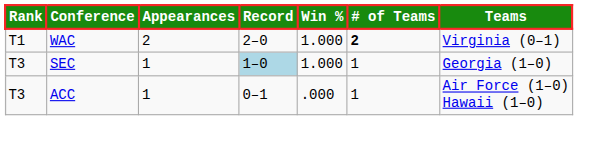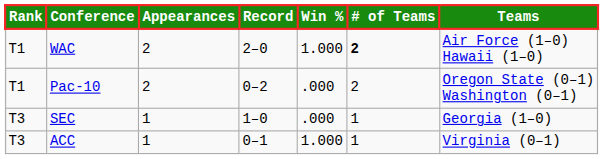(502, 41) Virginia (0–1) -> (506, 49) Air Force (1–0) Hawaii (1–0)
+ row: (75, 88)
(255, 64) lightblue background -> (255, 119) no background
(322, 64) 1.000 -> (318, 119) .000
(318, 95) .000 -> (322, 142) 1.000
(506, 95) Air Force (1–0) Hawaii (1–0) -> (502, 142) Virginia (0–1)
